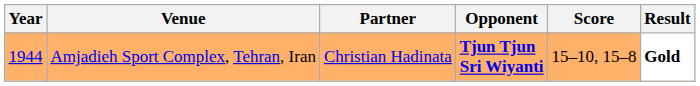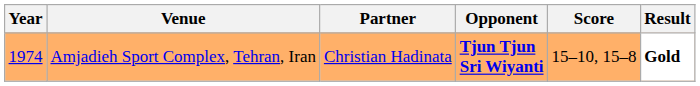(26, 56) 1944 -> (26, 56) 1974
